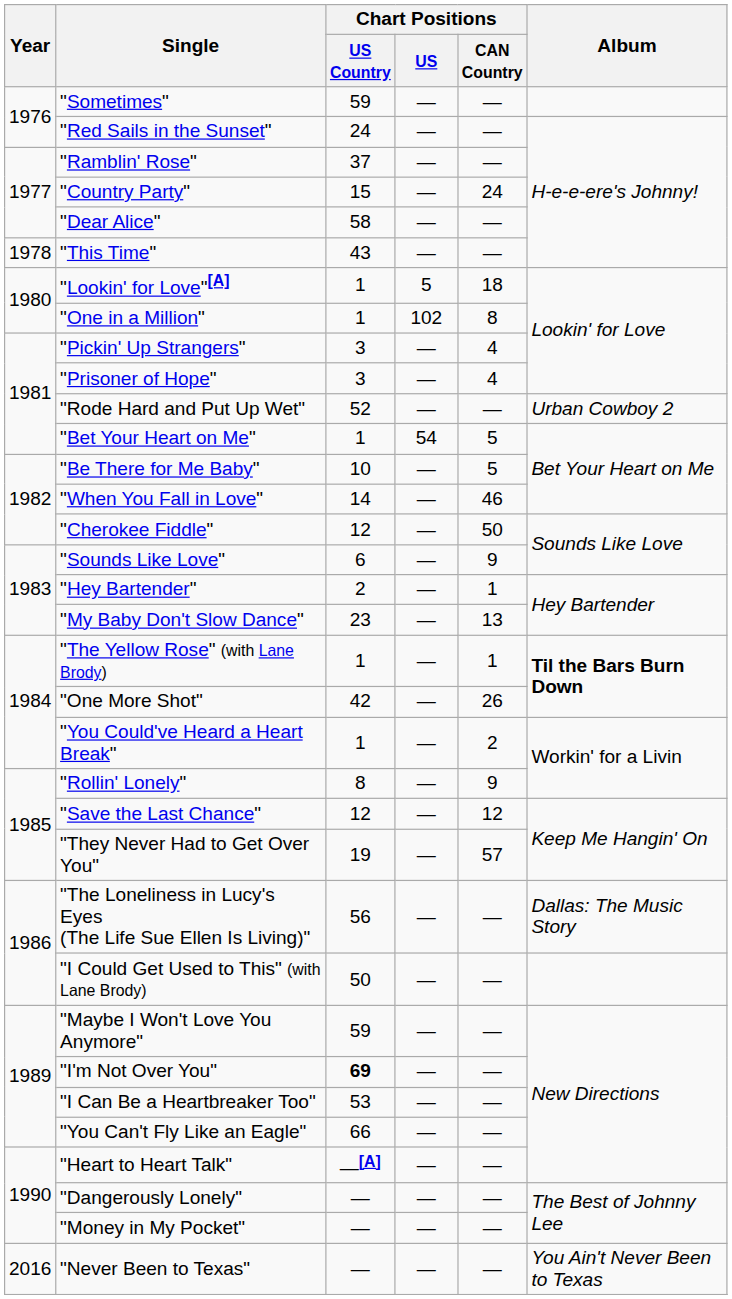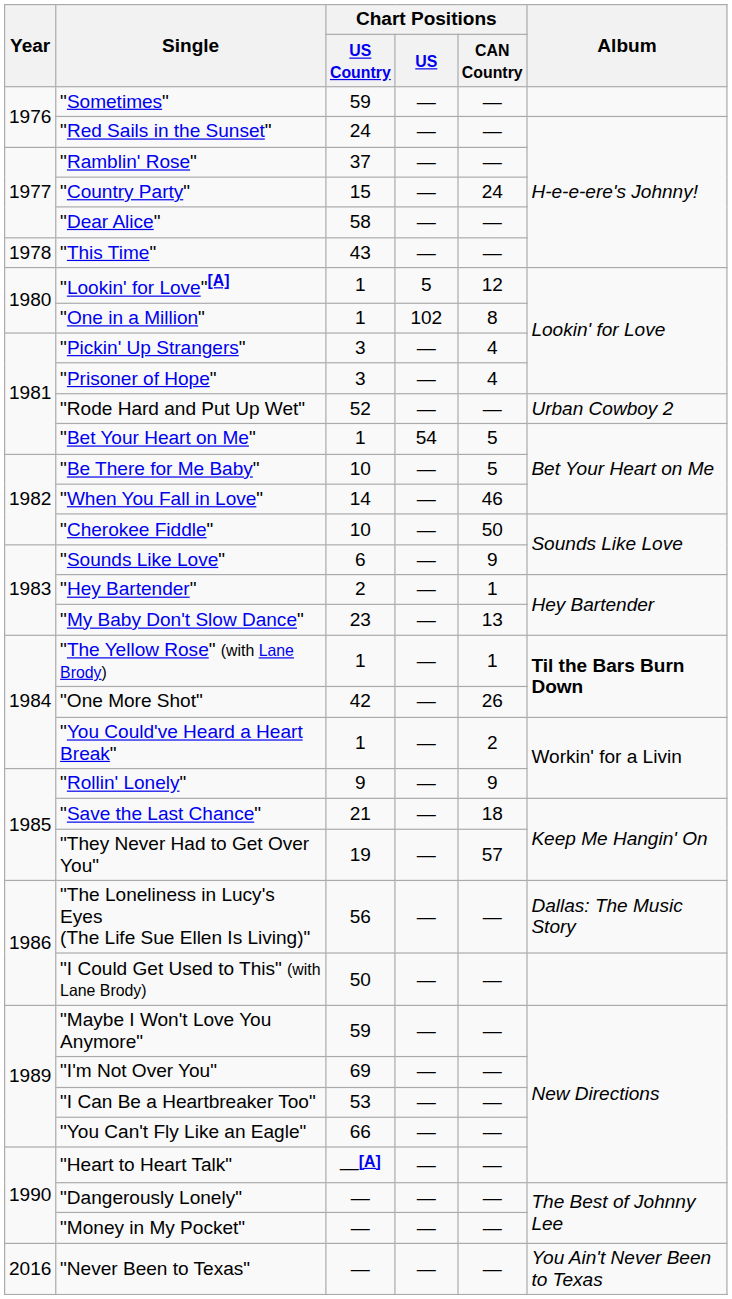(492, 285) 18 -> (492, 285) 12
(360, 529) 12 -> (360, 529) 10
(360, 783) 8 -> (360, 783) 9
(360, 813) 12 -> (360, 813) 21
(492, 813) 12 -> (492, 813) 18
(360, 1071) bold -> (360, 1071) normal
